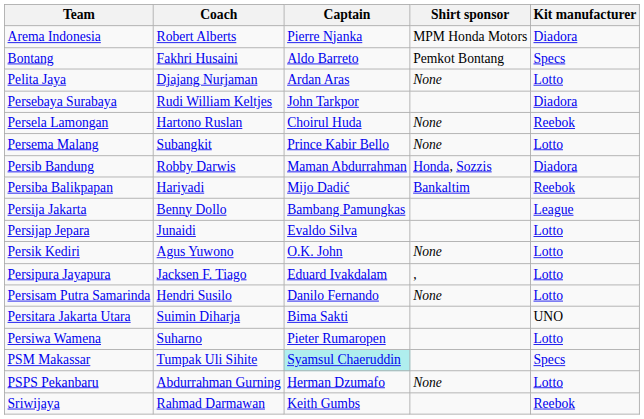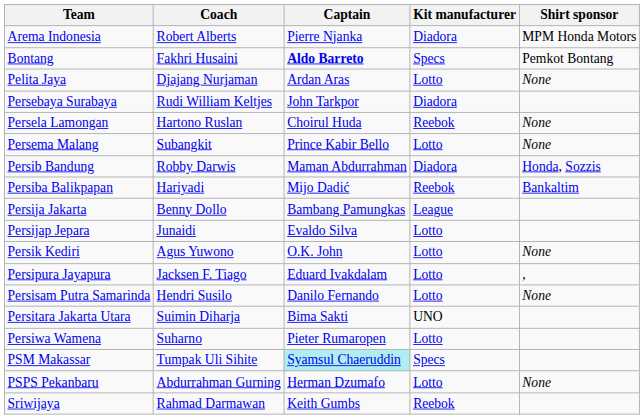columns swapped: (585, 15) <-> (470, 15)
(323, 58) normal -> (325, 58) bold
